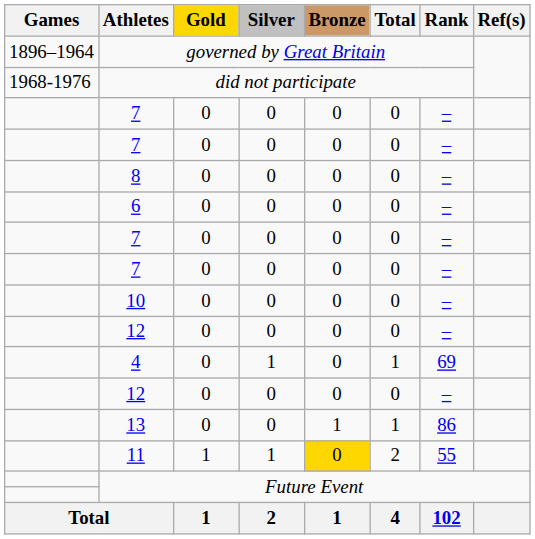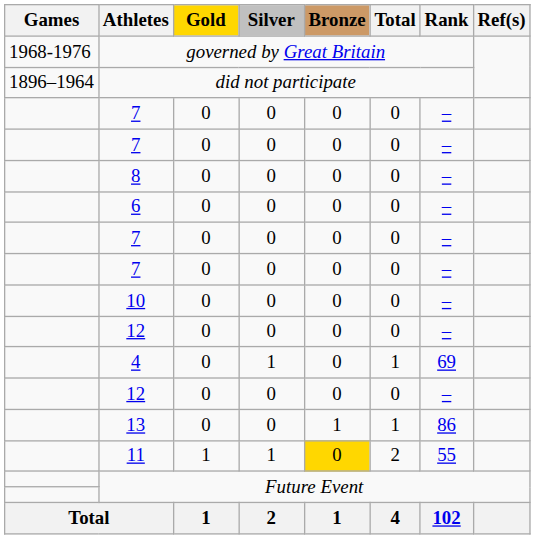(51, 51) 1896–1964 -> (50, 51) 1968-1976
(50, 82) 1968-1976 -> (51, 82) 1896–1964
